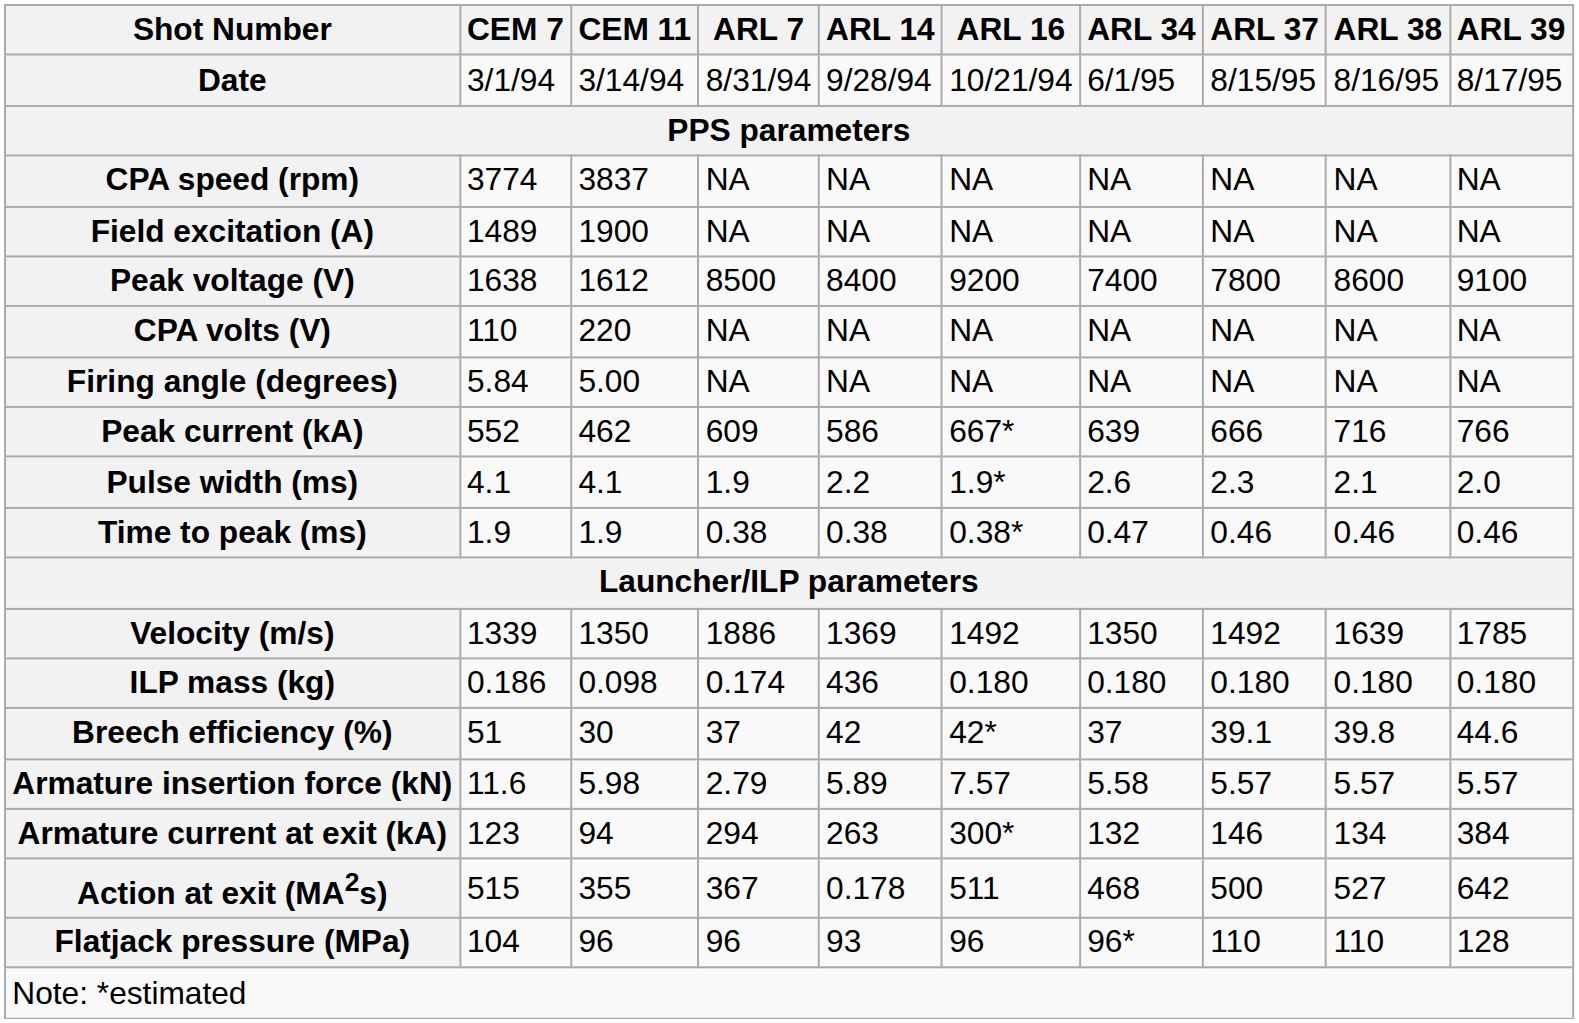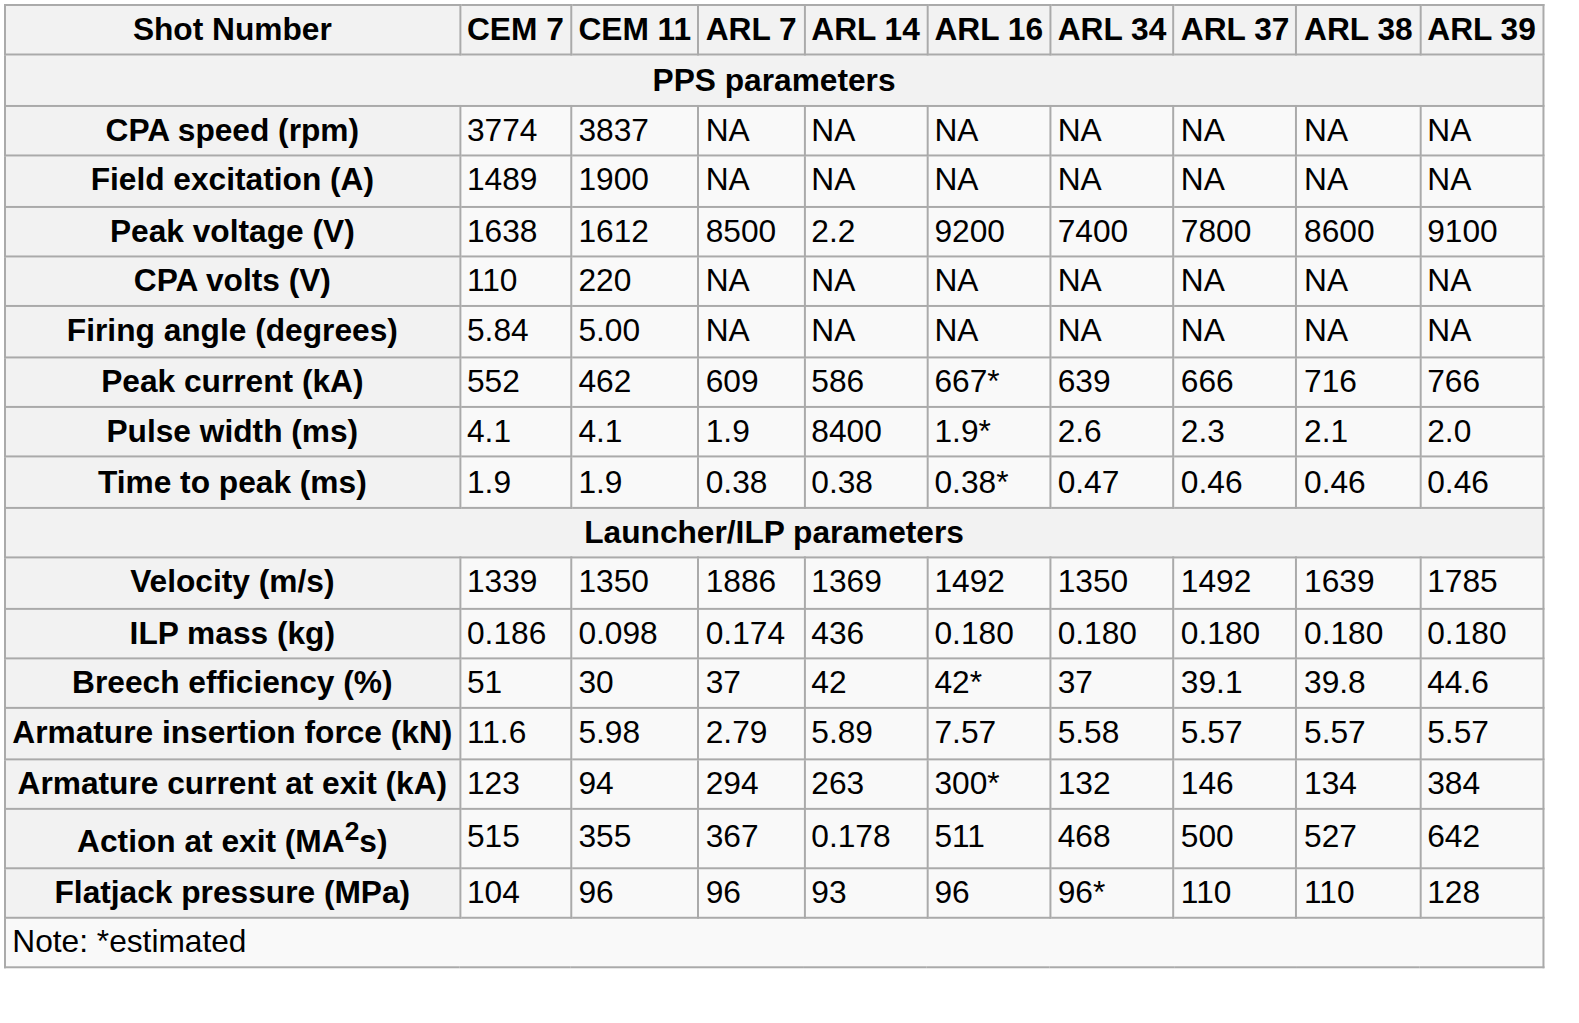- row: (232, 79)
(861, 280) 8400 -> (833, 230) 2.2
(848, 481) 2.2 -> (847, 431) 8400
